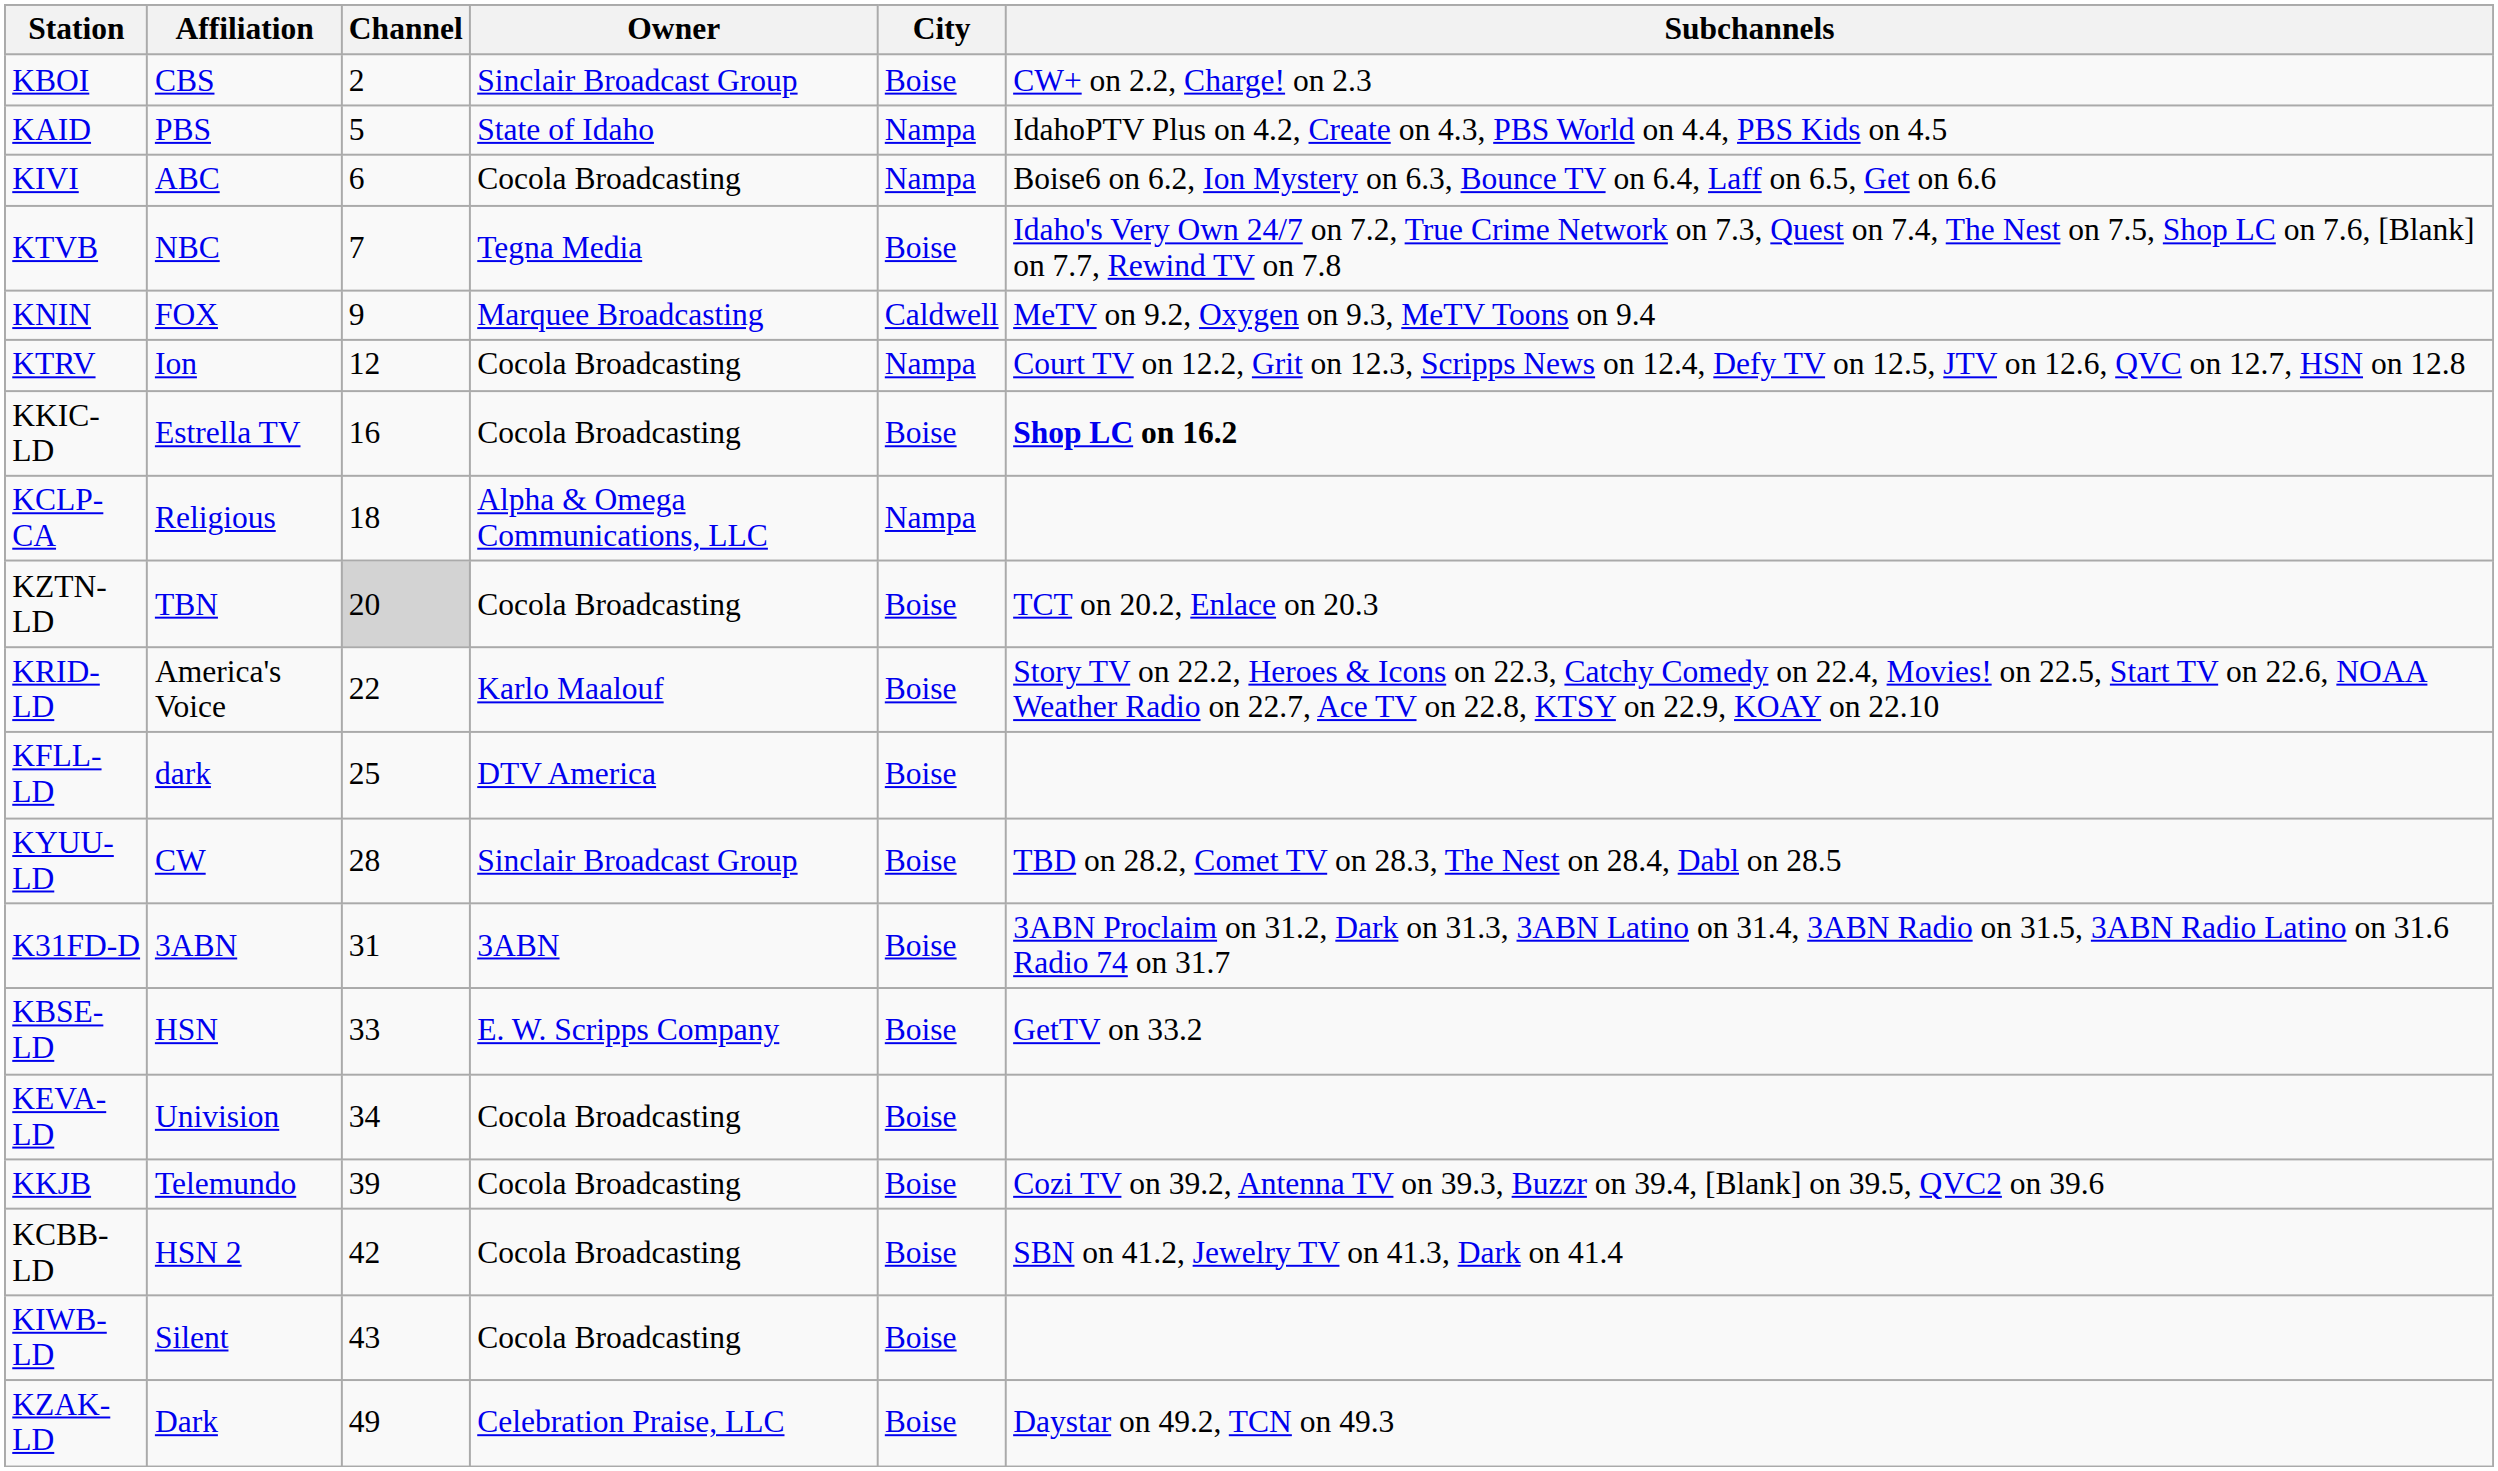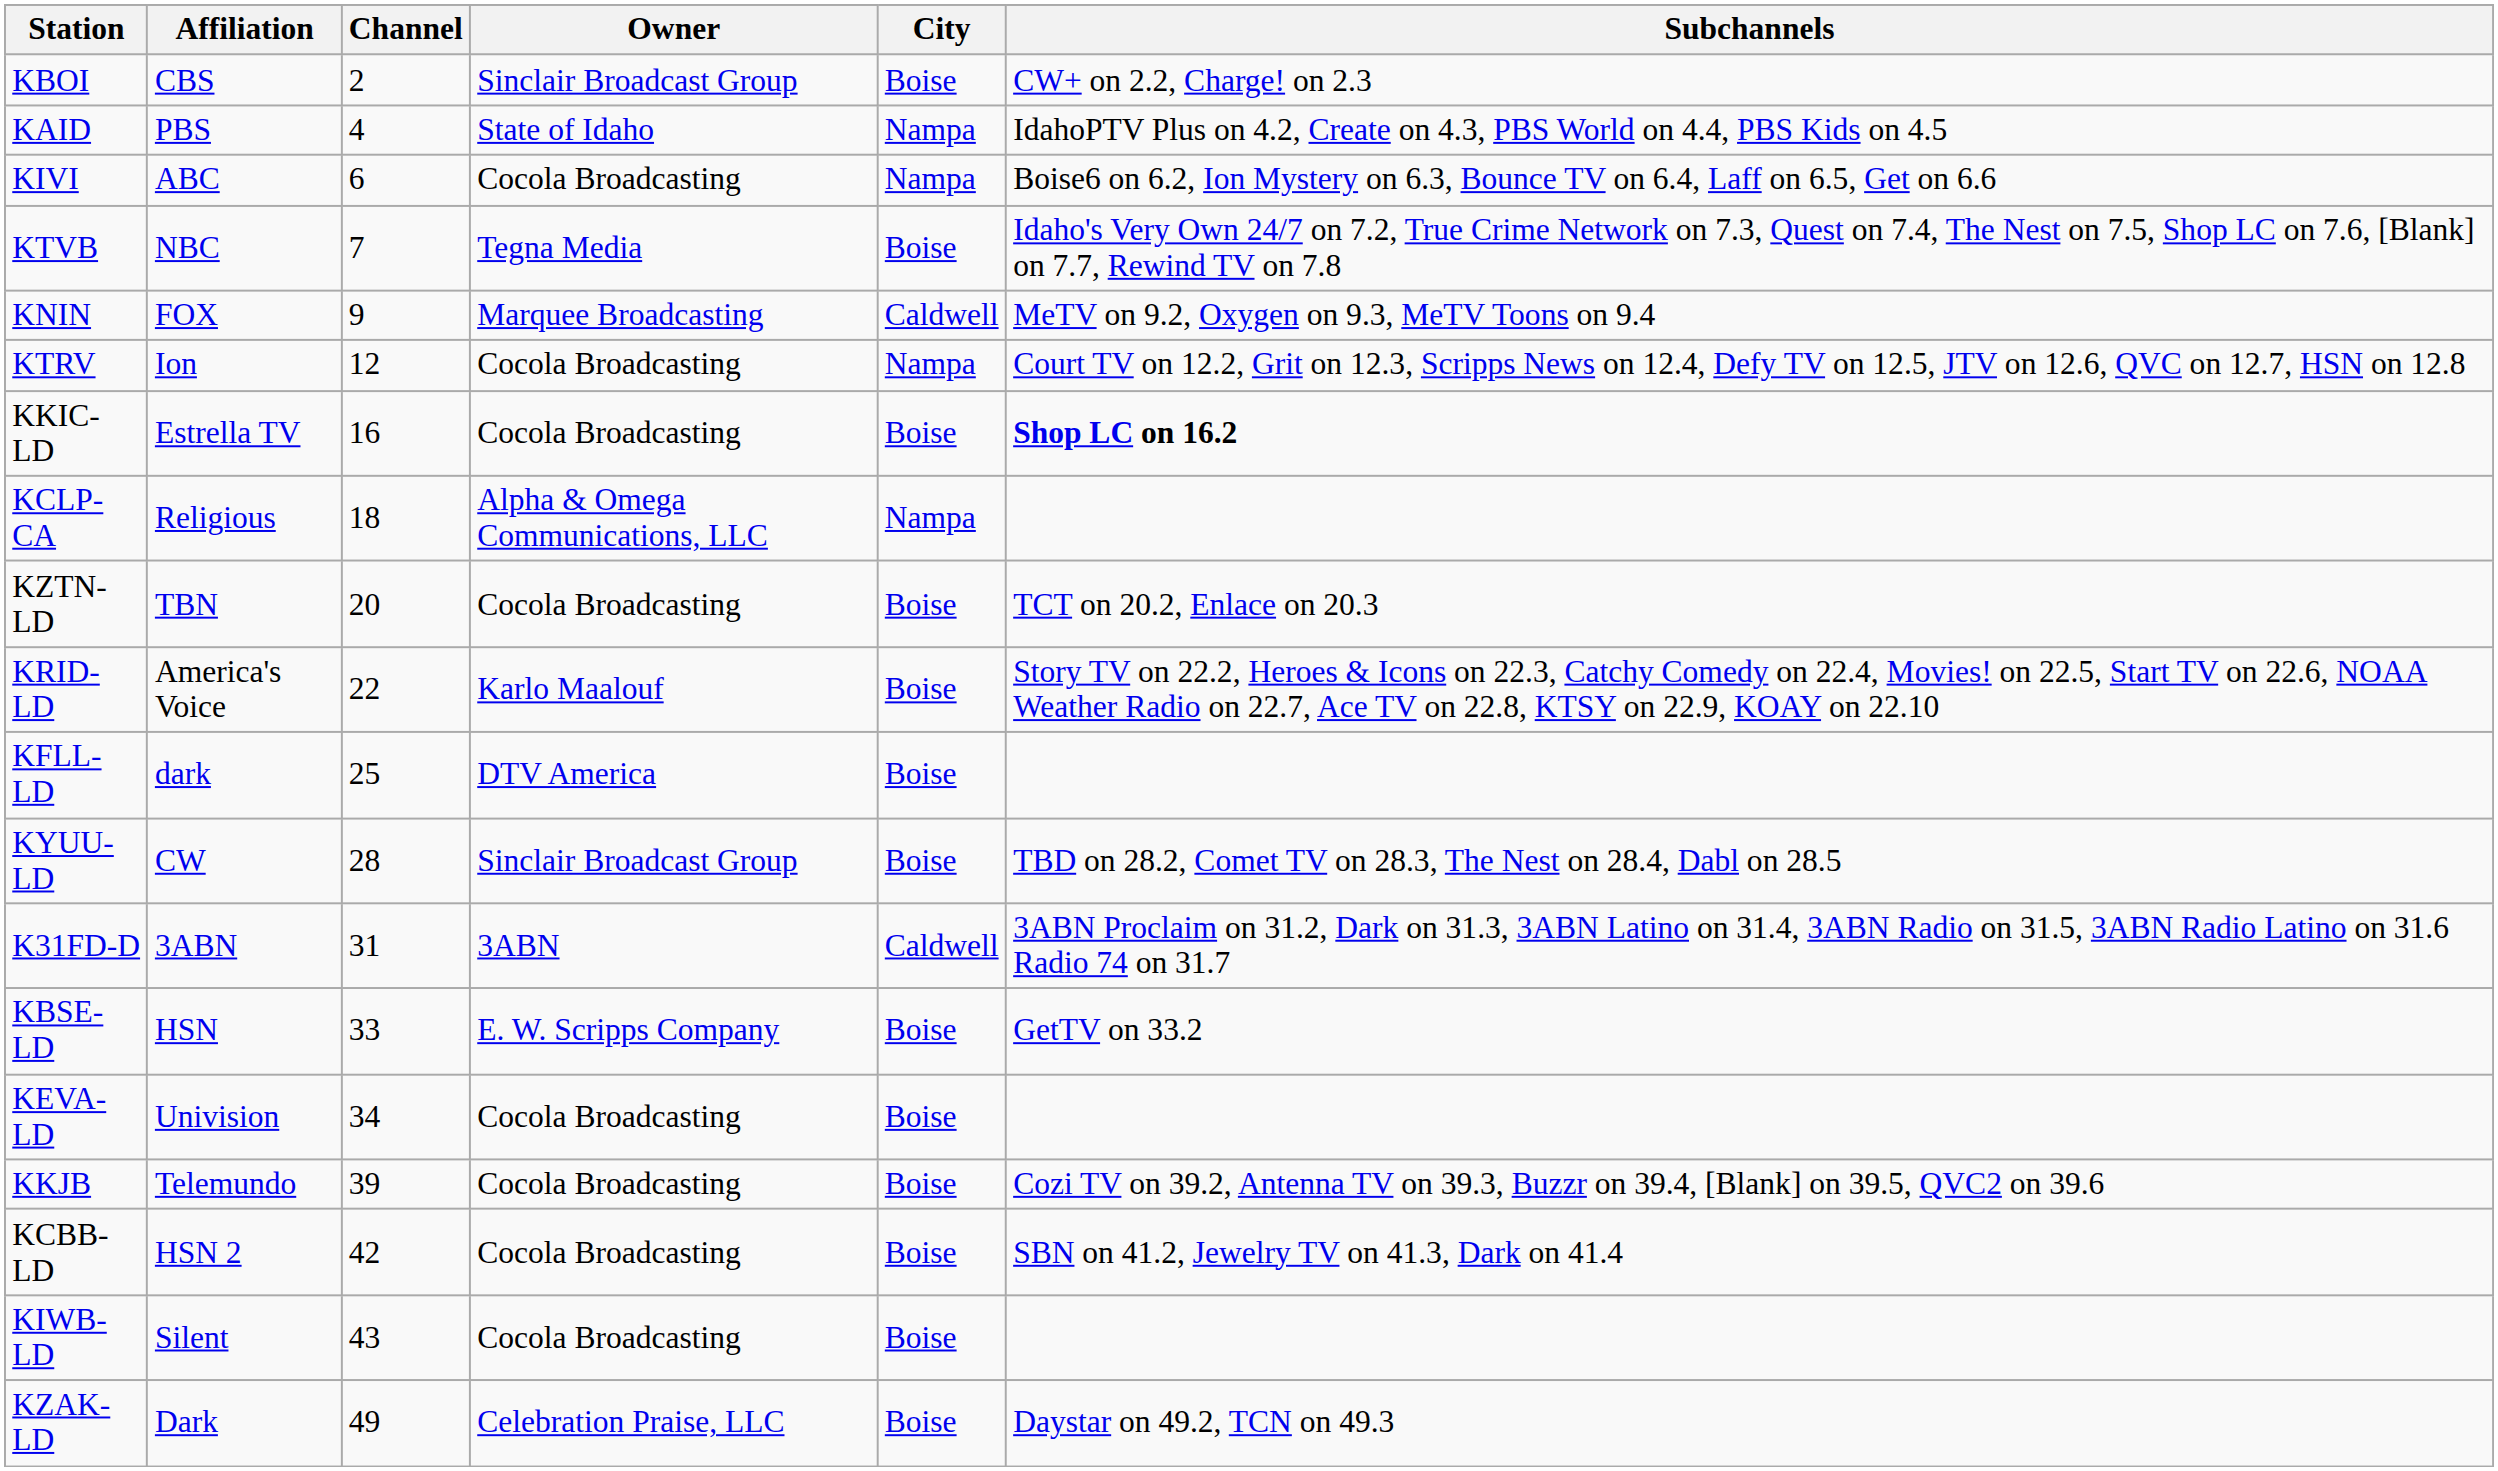(357, 129) 5 -> (357, 129) 4
(365, 603) lightgrey background -> (365, 603) no background
(921, 945) Boise -> (942, 945) Caldwell
